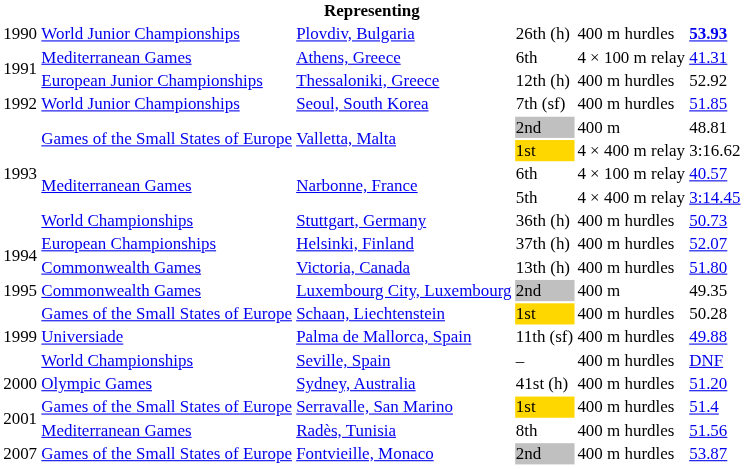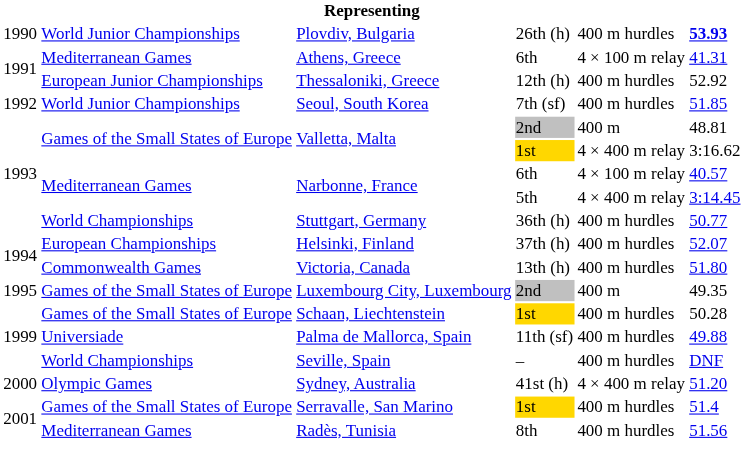(708, 220) 50.73 -> (708, 220) 50.77
(121, 290) Commonwealth Games -> (167, 290) Games of the Small States of Europe
(626, 383) 400 m hurdles -> (631, 383) 4 × 400 m relay
- row: (365, 453)
